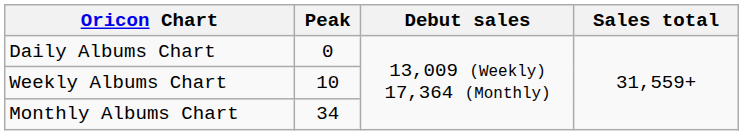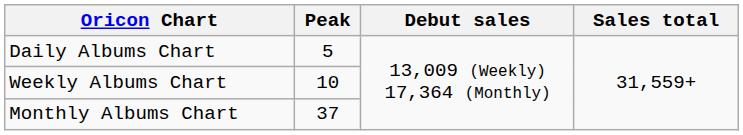(328, 51) 0 -> (328, 51) 5
(328, 114) 34 -> (328, 114) 37
